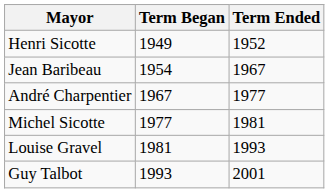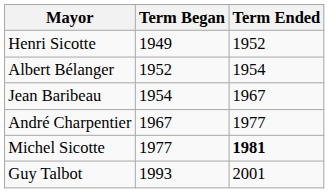+ row: (61, 69)
(249, 122) normal -> (249, 148) bold
- row: (55, 148)
